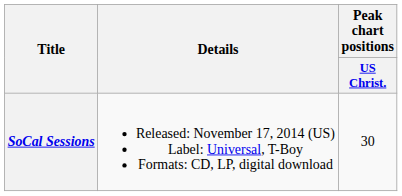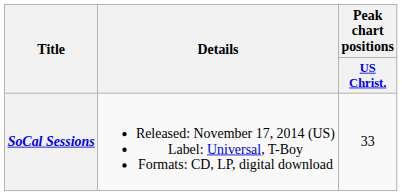(368, 141) 30 -> (368, 141) 33
